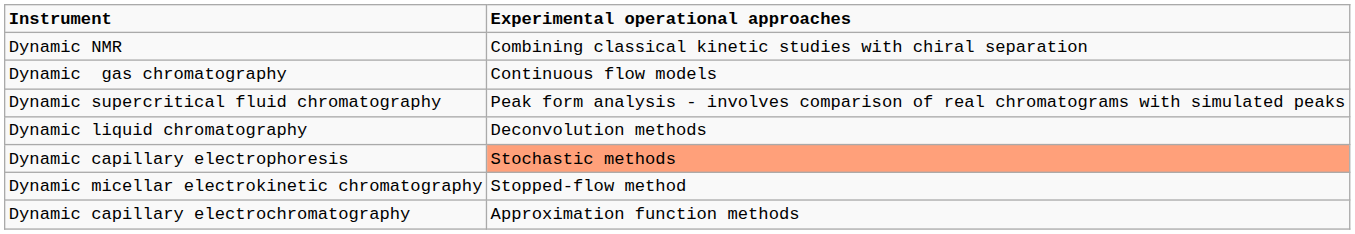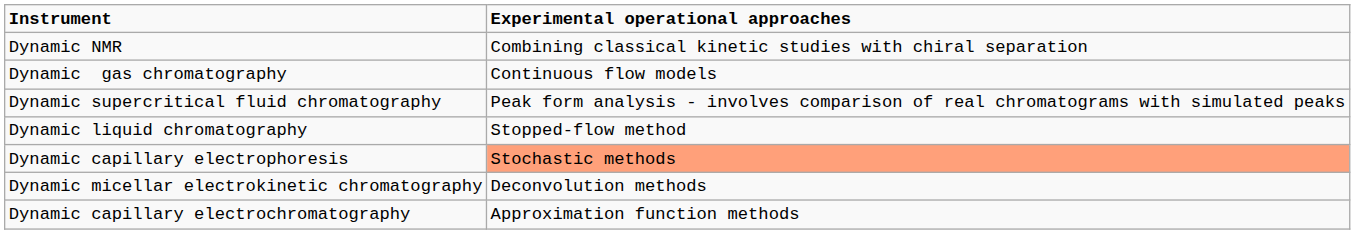(599, 131) Deconvolution methods -> (588, 131) Stopped-flow method
(588, 186) Stopped-flow method -> (599, 186) Deconvolution methods
